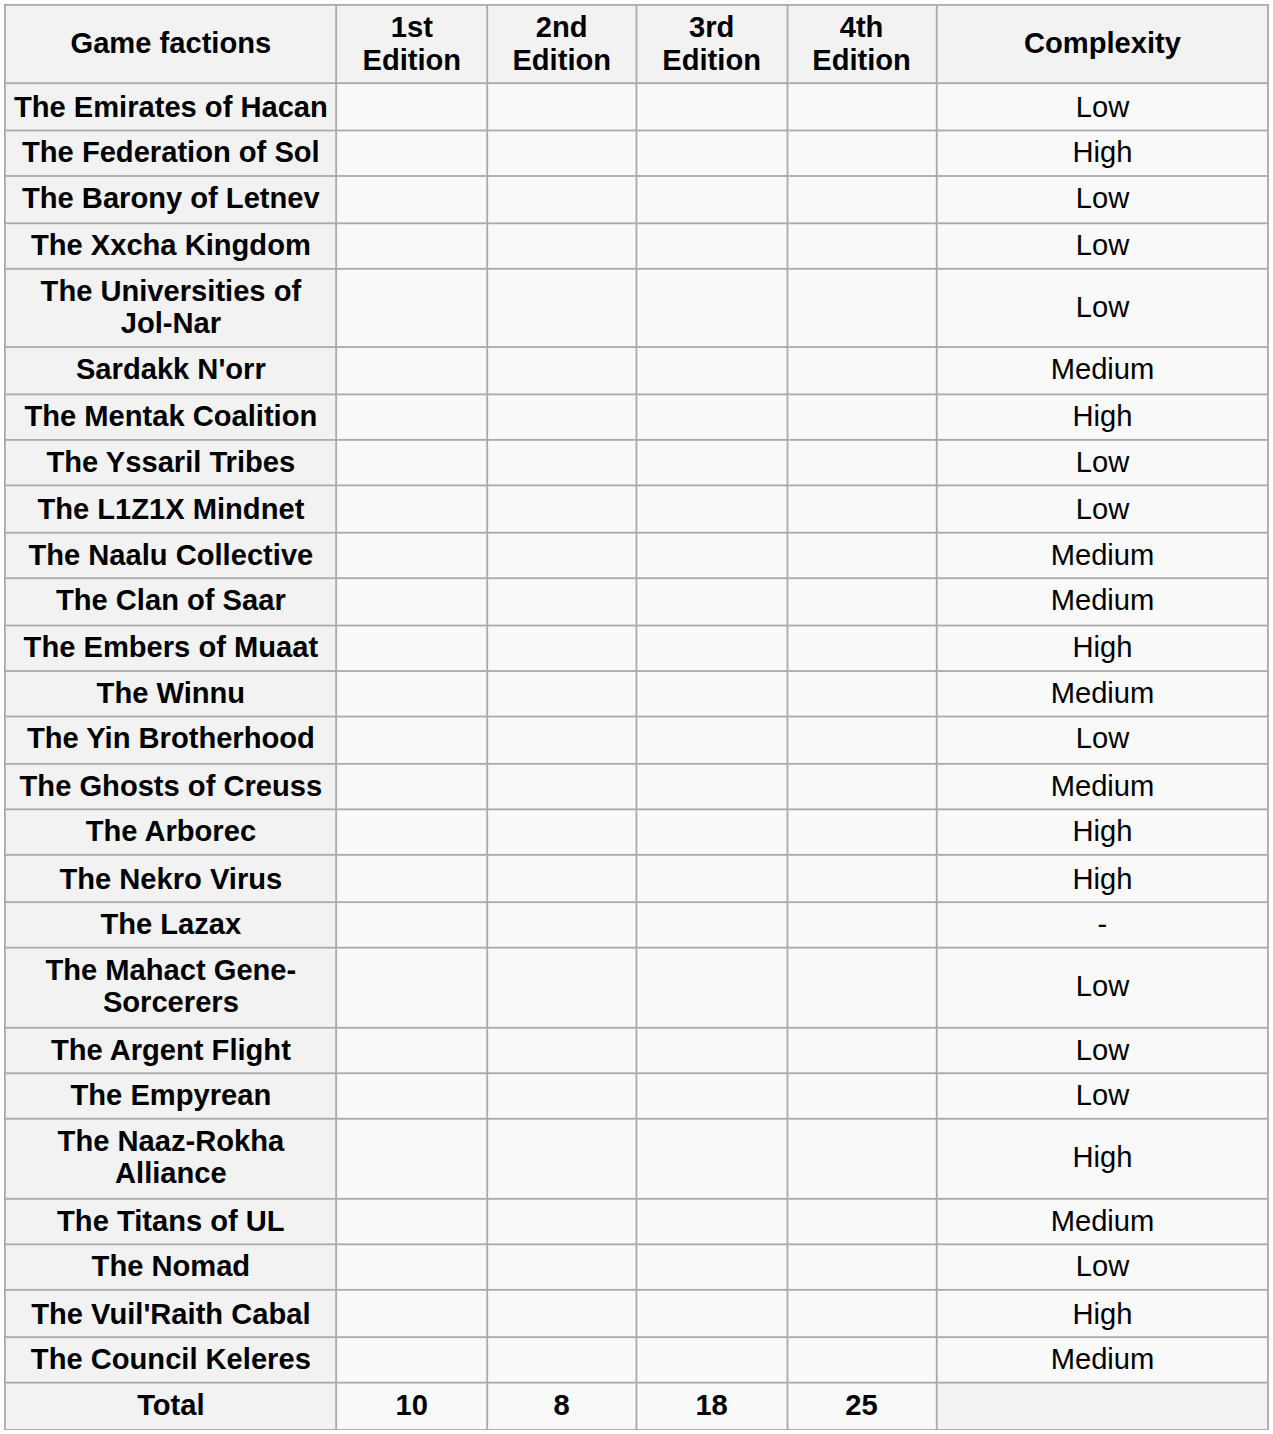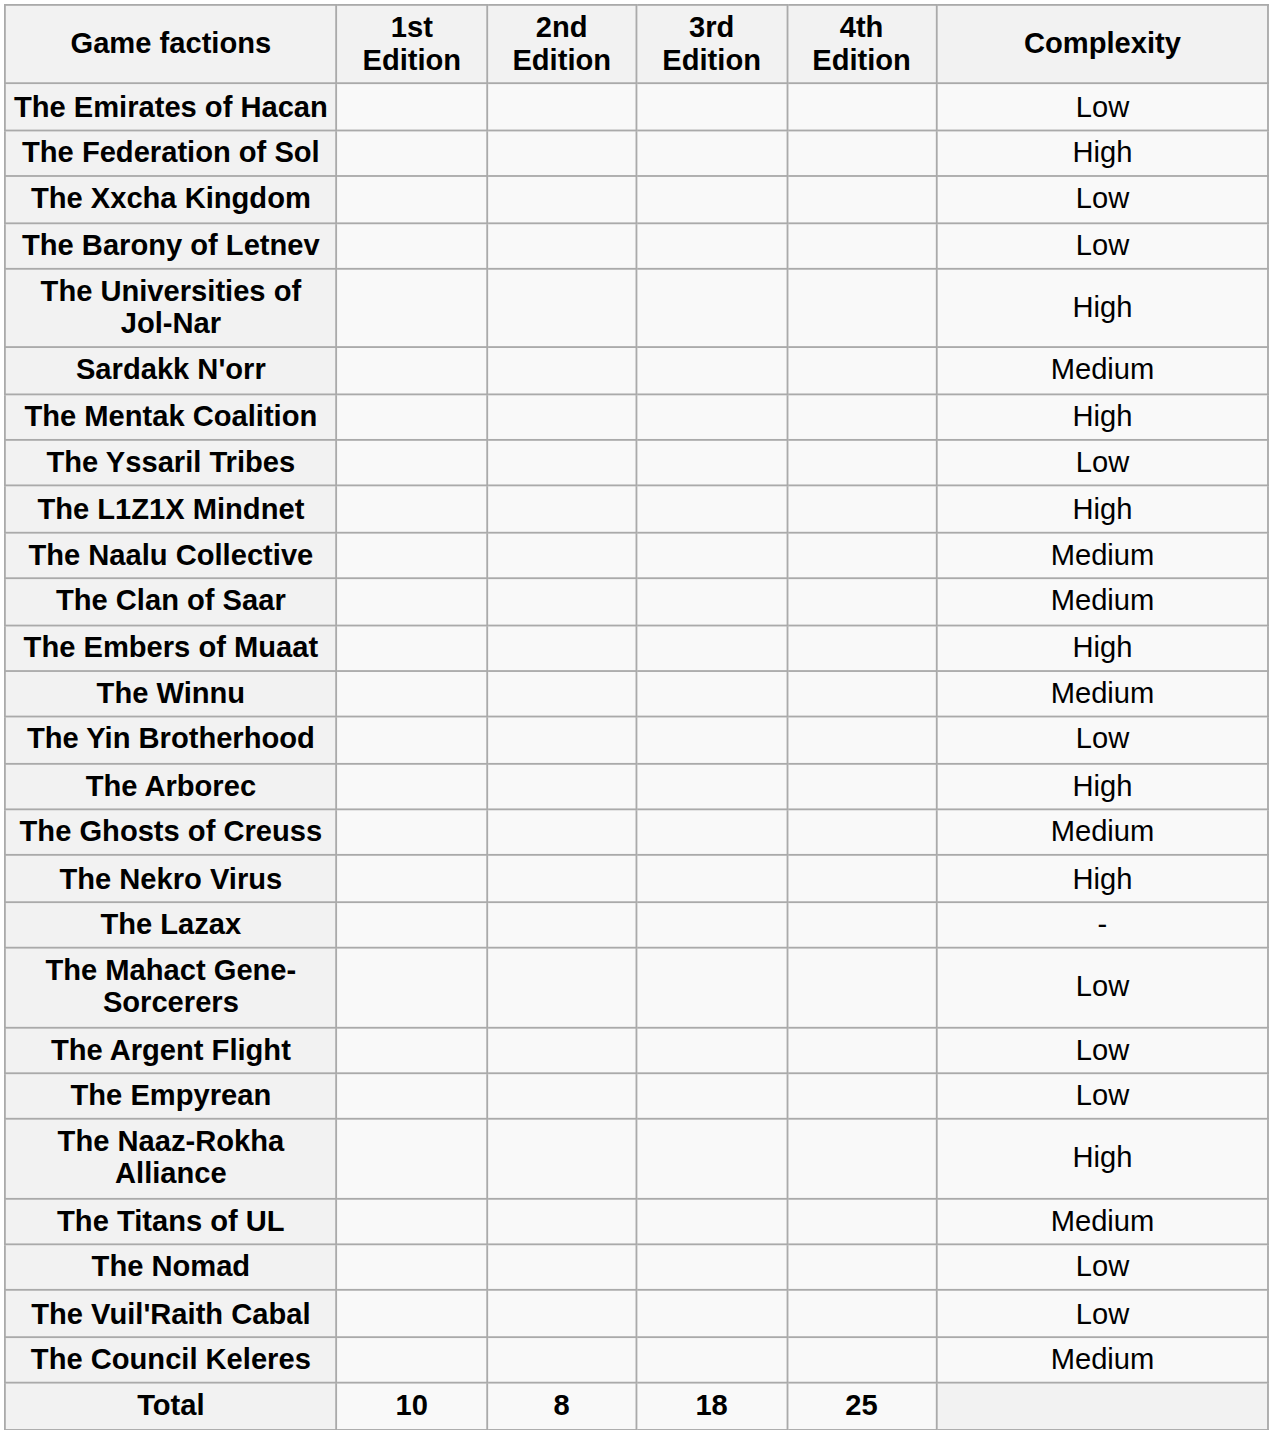rows swapped: (171, 245) <-> (171, 198)
(1102, 307) Low -> (1102, 307) High
(1102, 508) Low -> (1102, 508) High
rows swapped: (171, 832) <-> (171, 785)
(1102, 1313) High -> (1102, 1313) Low
